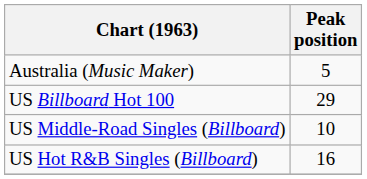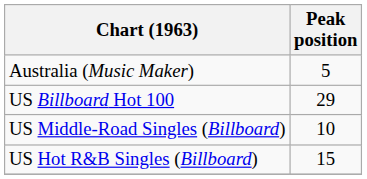(326, 159) 16 -> (326, 159) 15
